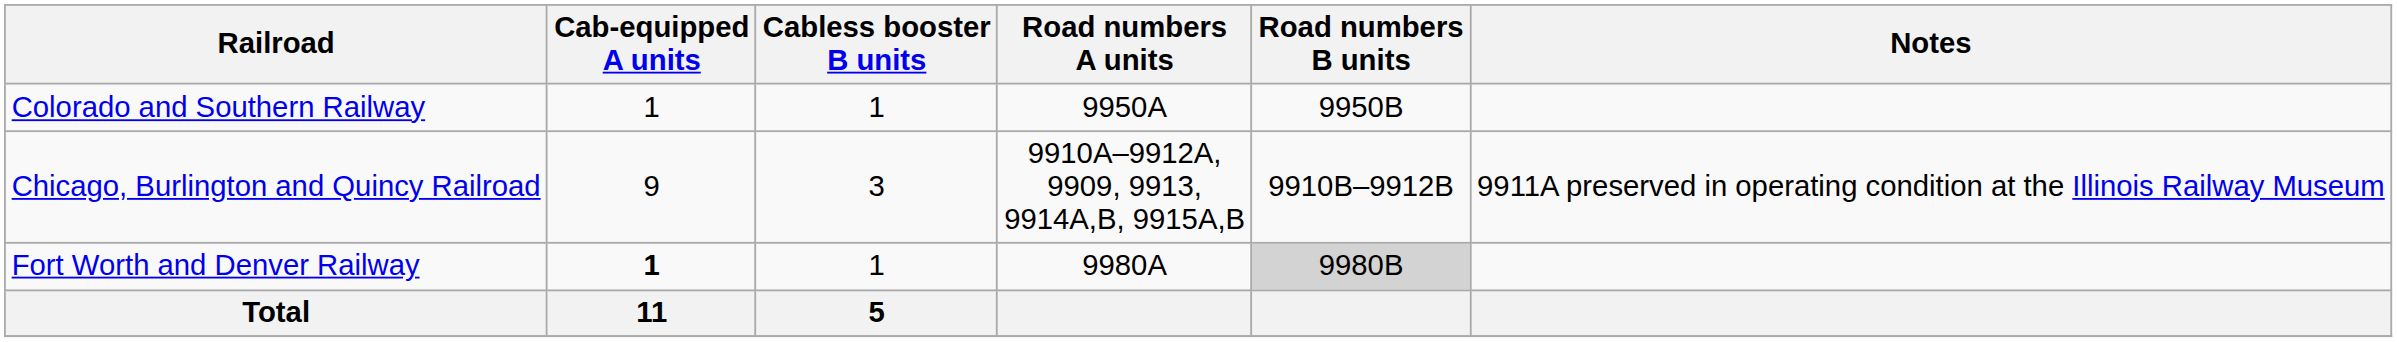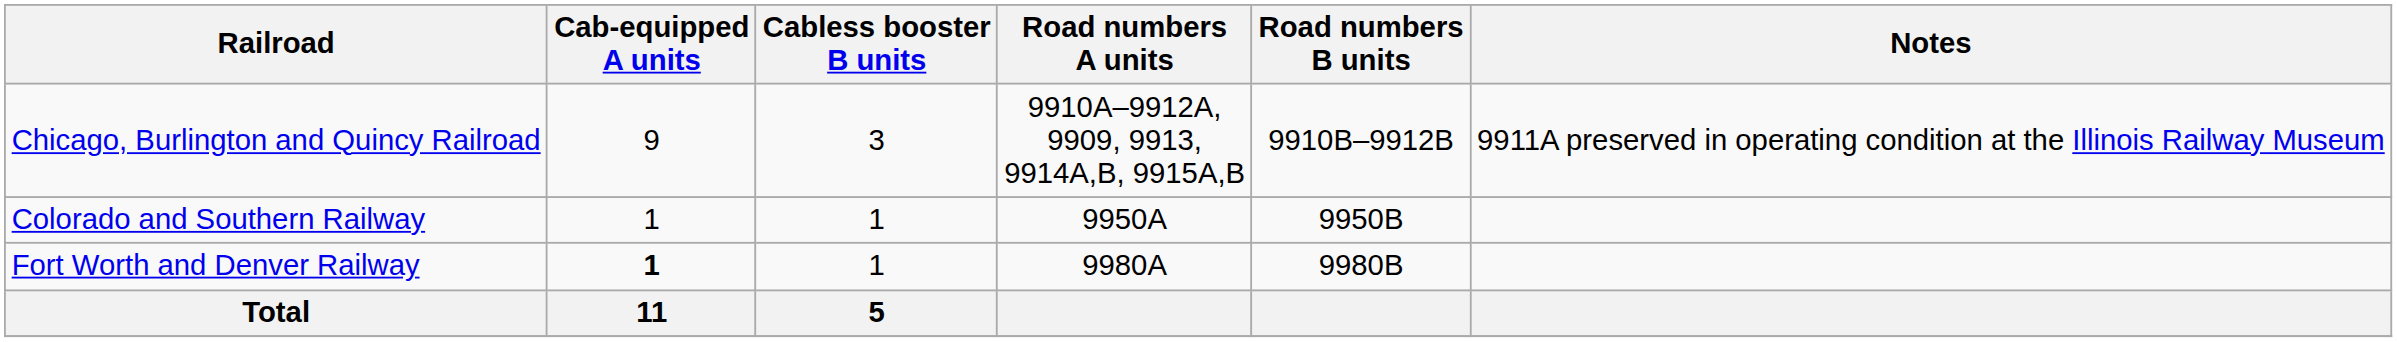rows swapped: (276, 186) <-> (218, 107)
(1361, 265) lightgrey background -> (1361, 265) no background
